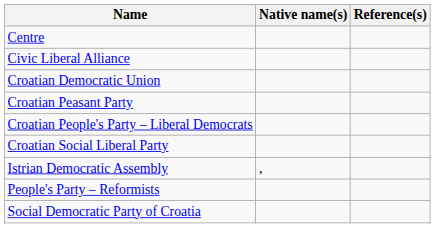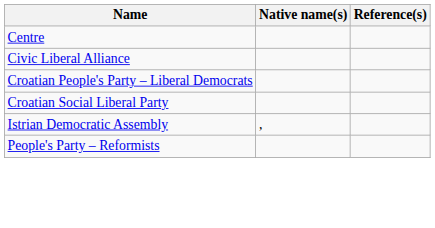- row: (84, 80)
- row: (70, 102)
- row: (104, 211)
